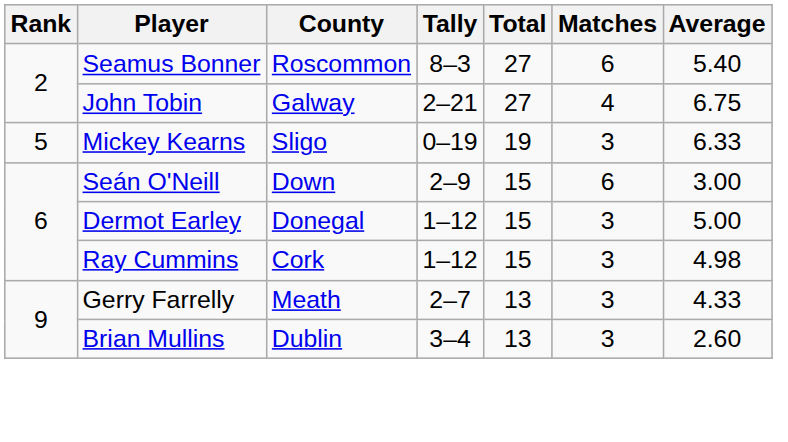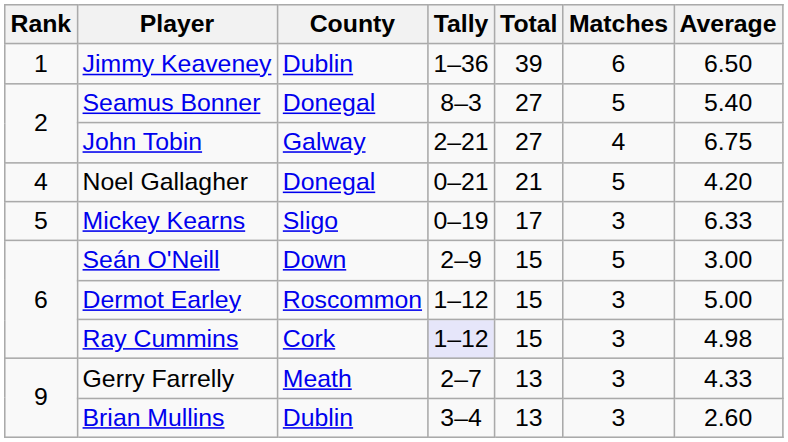+ row: (177, 63)
(341, 63) Roscommon -> (329, 102) Donegal
(608, 63) 6 -> (619, 102) 5
+ row: (165, 181)
(518, 142) 19 -> (529, 220) 17
(608, 181) 6 -> (619, 260) 5
(318, 220) Donegal -> (352, 299) Roscommon
(450, 260) no background -> (461, 338) lavender background
